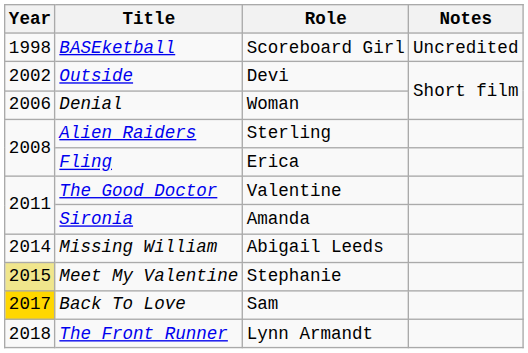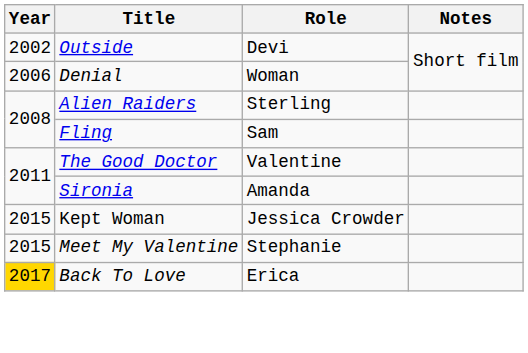- row: (117, 48)
(273, 162) Erica -> (263, 133) Sam
- row: (138, 248)
+ row: (112, 219)
(30, 276) khaki background -> (30, 248) no background
(263, 305) Sam -> (273, 276) Erica
- row: (144, 334)
